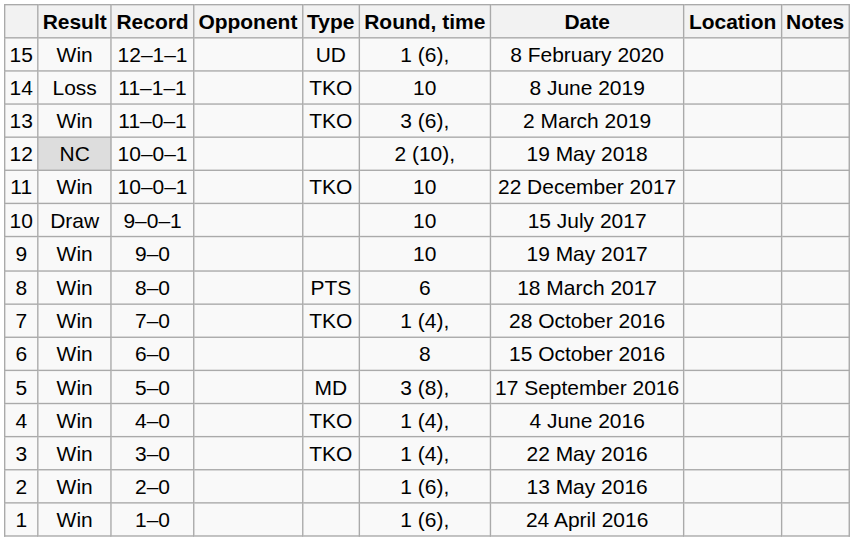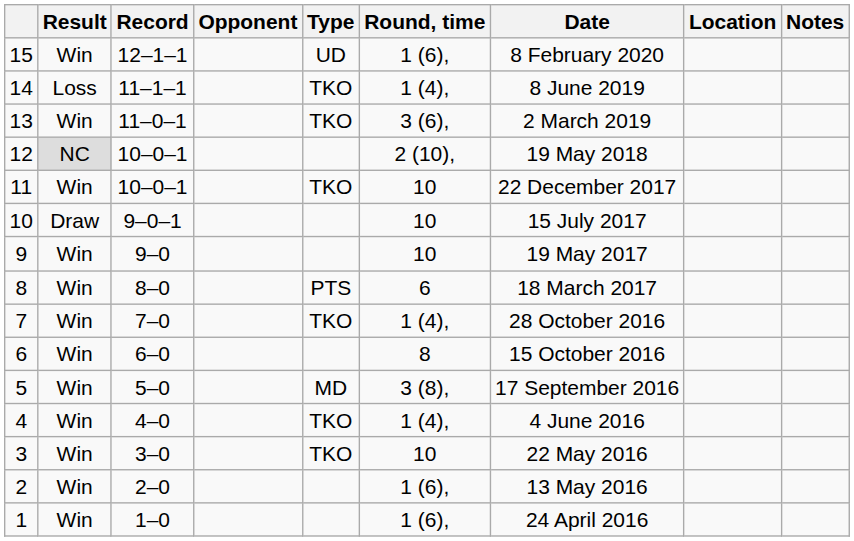(425, 88) 10 -> (425, 88) 1 (4),
(425, 453) 1 (4), -> (425, 453) 10
